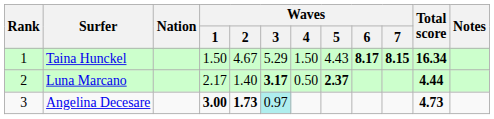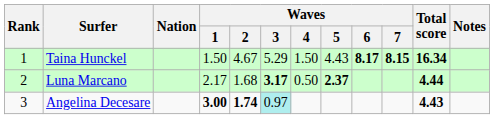(245, 80) 1.40 -> (245, 80) 1.68
(245, 102) 1.73 -> (245, 102) 1.74
(431, 102) 4.73 -> (431, 102) 4.43
